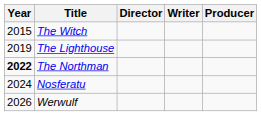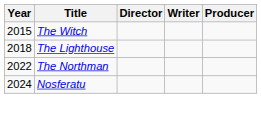(19, 48) 2019 -> (19, 48) 2018
(19, 66) bold -> (19, 66) normal
- row: (57, 102)
